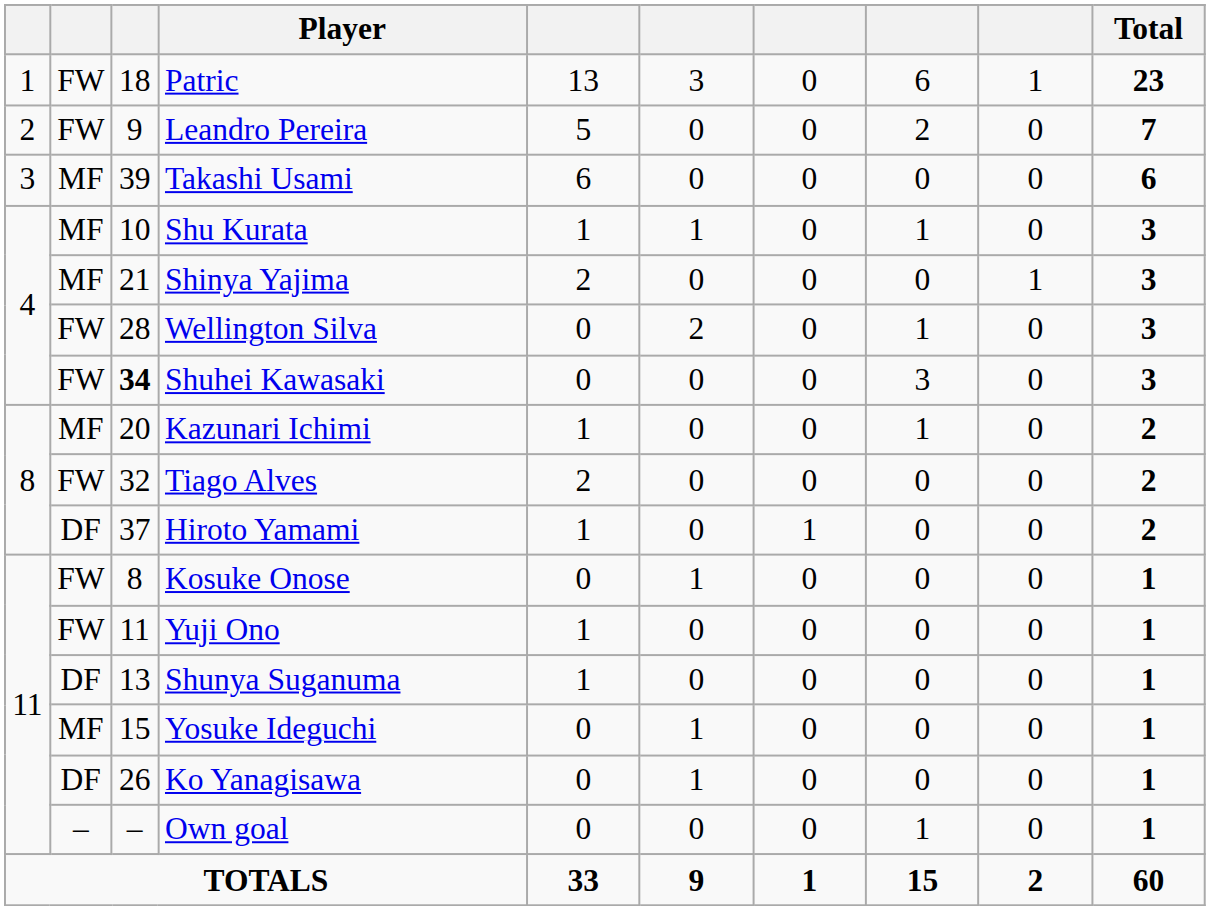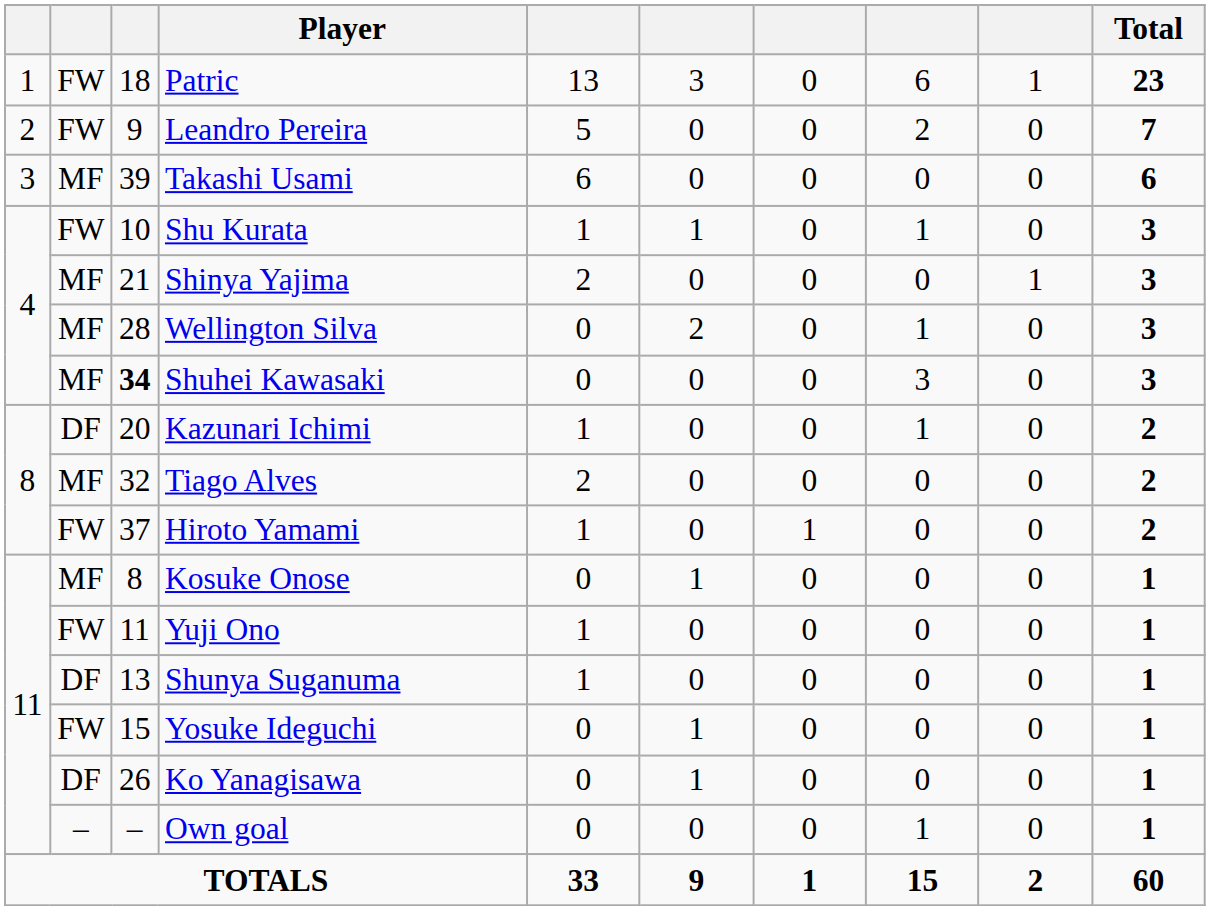(81, 229) MF -> (81, 229) FW
(81, 329) FW -> (81, 329) MF
(81, 379) FW -> (81, 379) MF
(81, 429) MF -> (81, 429) DF
(81, 479) FW -> (81, 479) MF
(81, 529) DF -> (81, 529) FW
(81, 579) FW -> (81, 579) MF
(81, 729) MF -> (81, 729) FW
